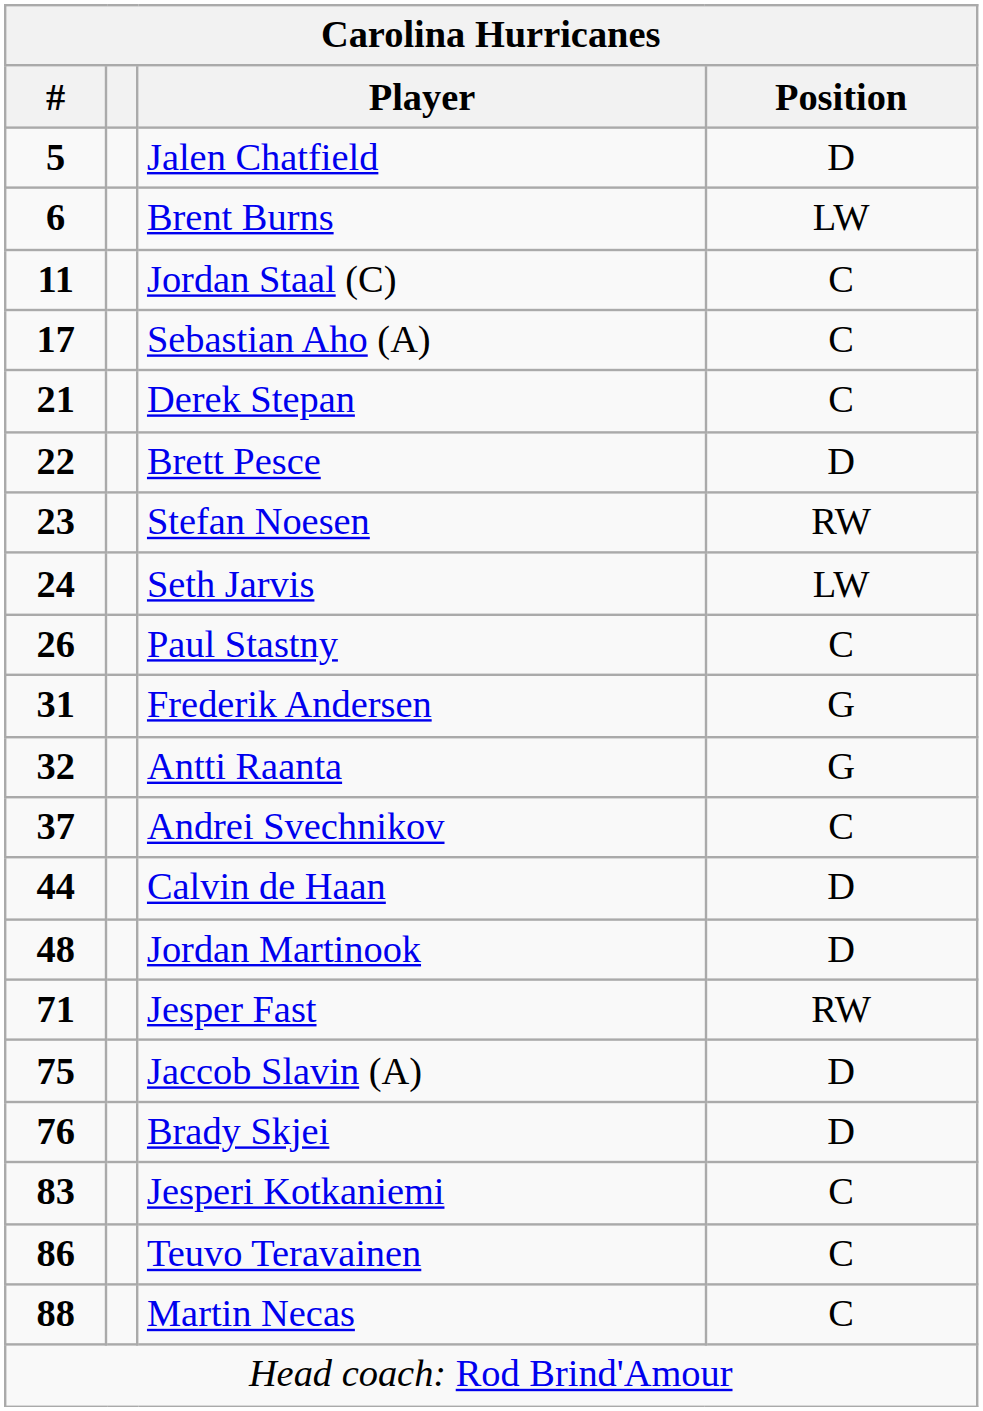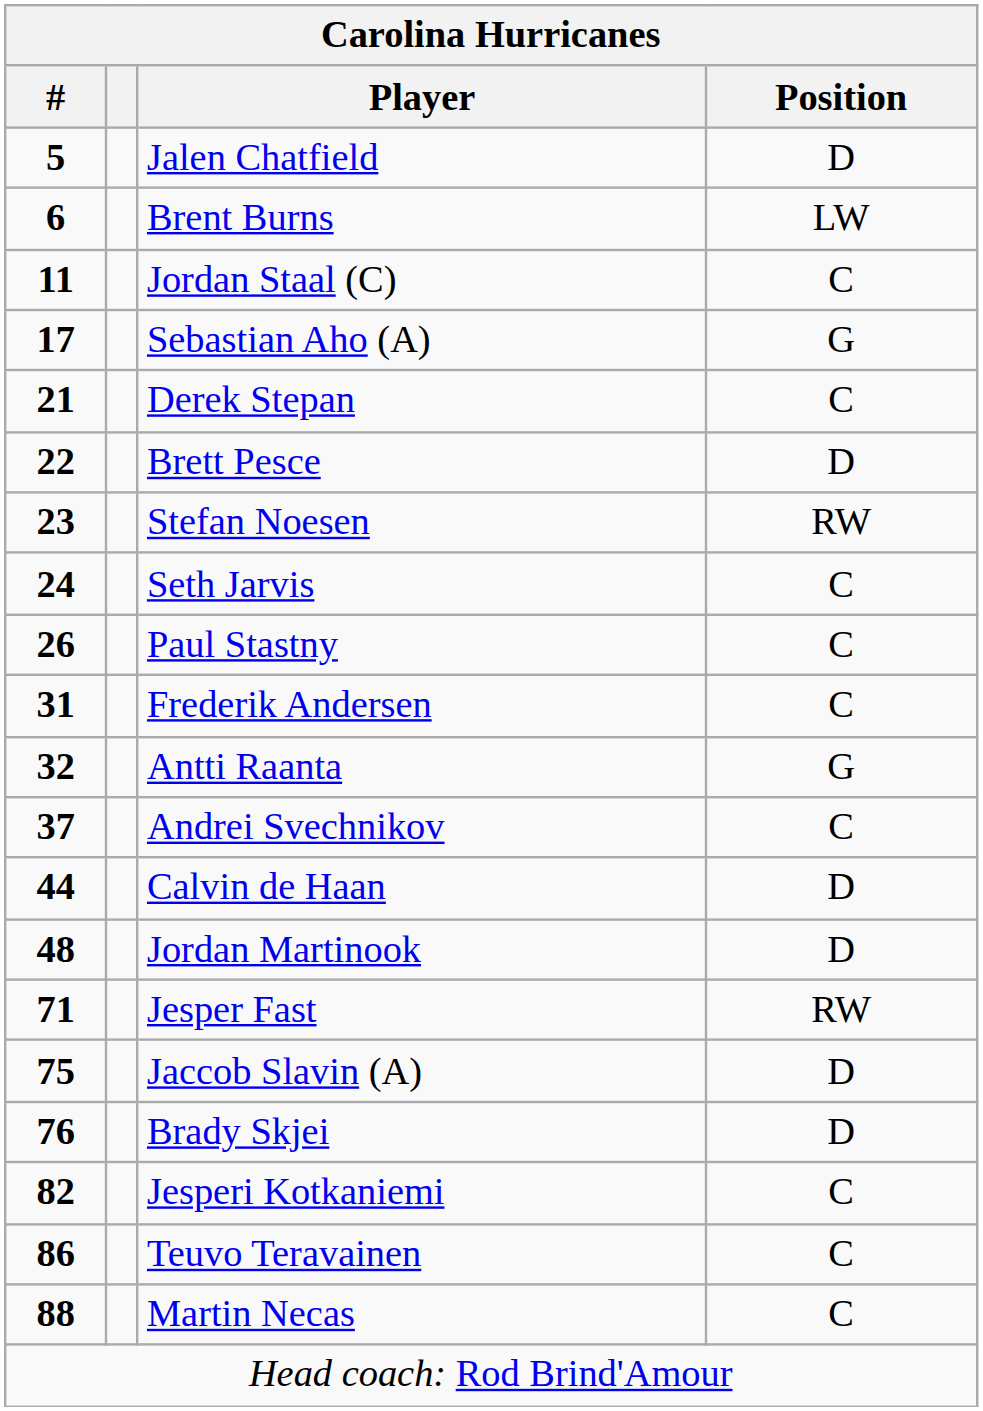(841, 339) C -> (841, 339) G
(841, 583) LW -> (841, 583) C
(841, 704) G -> (841, 704) C
(56, 1192) 83 -> (56, 1192) 82
